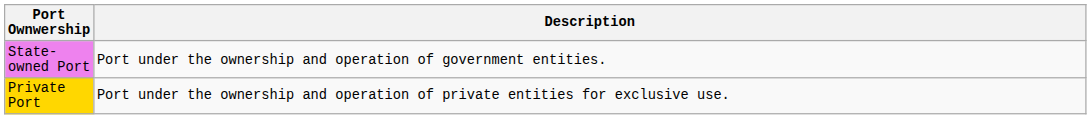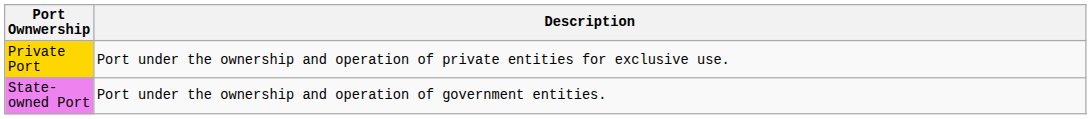rows swapped: (37, 96) <-> (49, 59)
